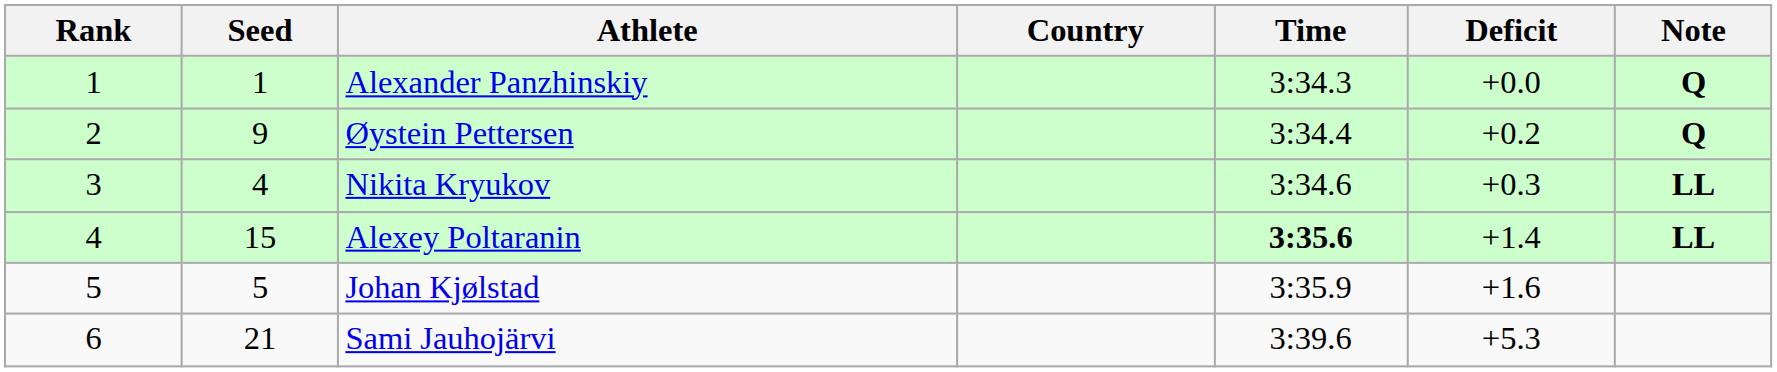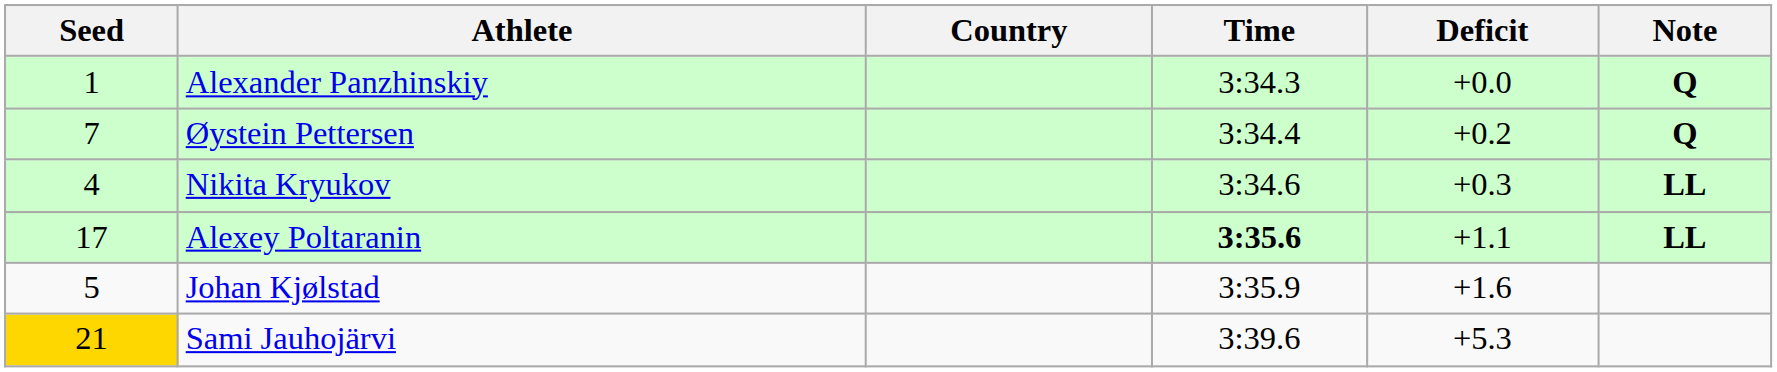- column: (94, 30)
(260, 133) 9 -> (92, 133) 7
(260, 236) 15 -> (92, 236) 17
(1511, 236) +1.4 -> (1482, 236) +1.1
(260, 339) no background -> (92, 339) gold background
